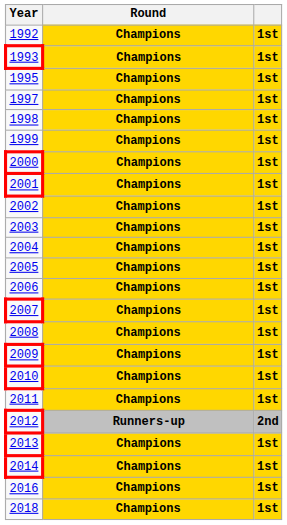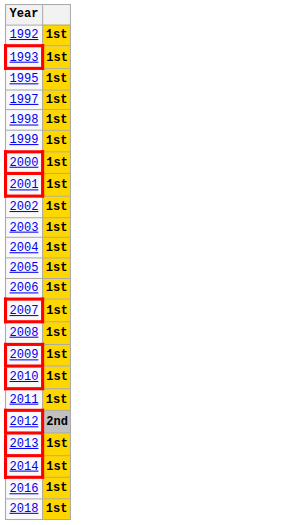- column: (148, 14)
